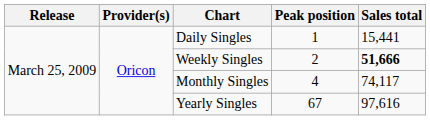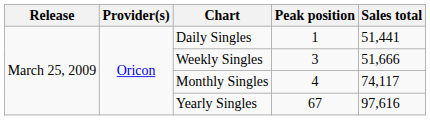(380, 37) 15,441 -> (380, 37) 51,441
(315, 59) 2 -> (315, 59) 3
(380, 59) bold -> (380, 59) normal
